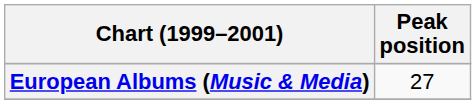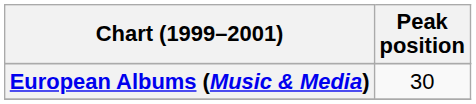(422, 81) 27 -> (422, 81) 30
